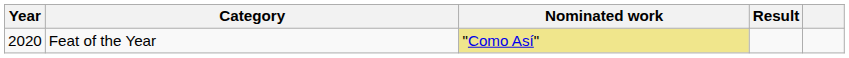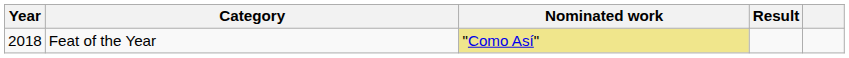(25, 40) 2020 -> (25, 40) 2018
